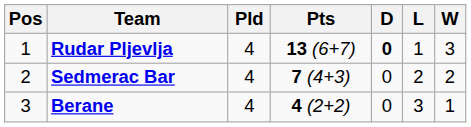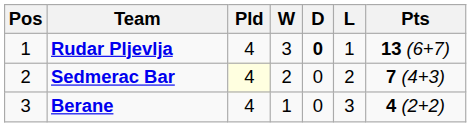columns swapped: (450, 19) <-> (321, 19)
(249, 77) no background -> (249, 77) lightyellow background
